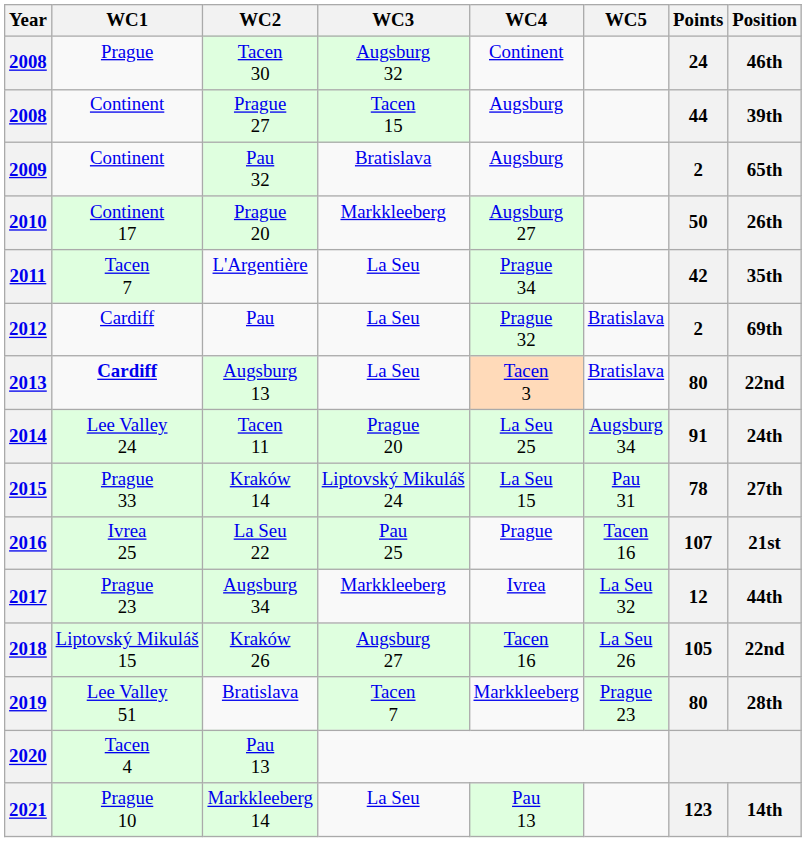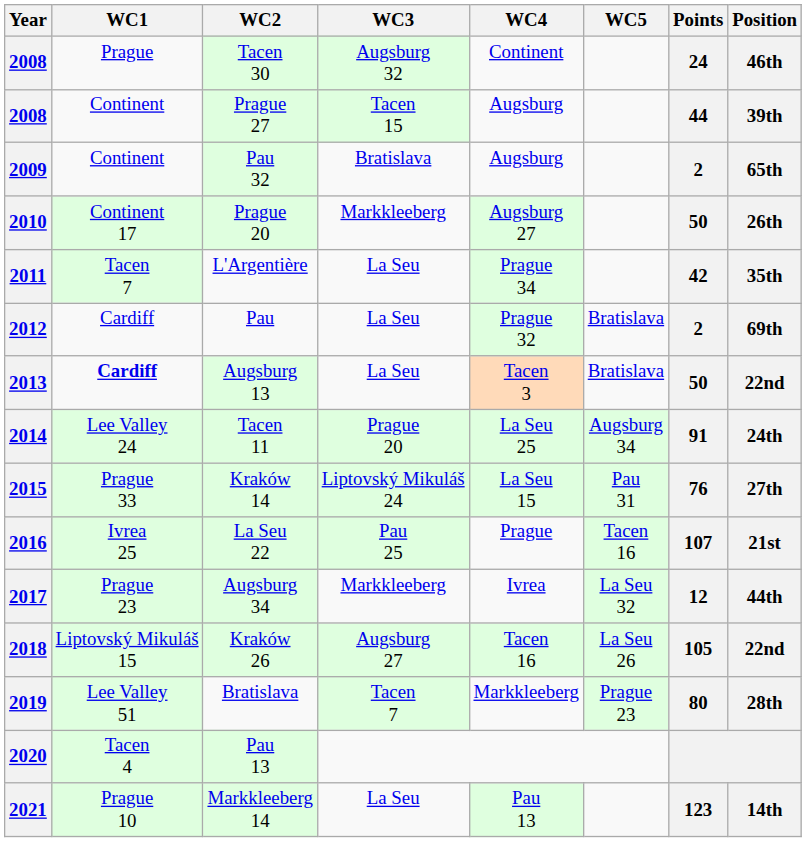(698, 382) 80 -> (698, 382) 50
(698, 489) 78 -> (698, 489) 76
